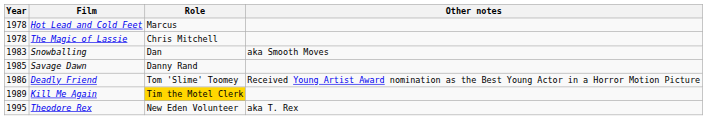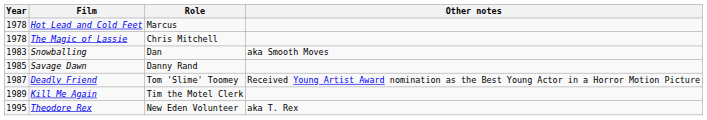(17, 80) 1986 -> (17, 80) 1987
(195, 94) gold background -> (195, 94) no background
